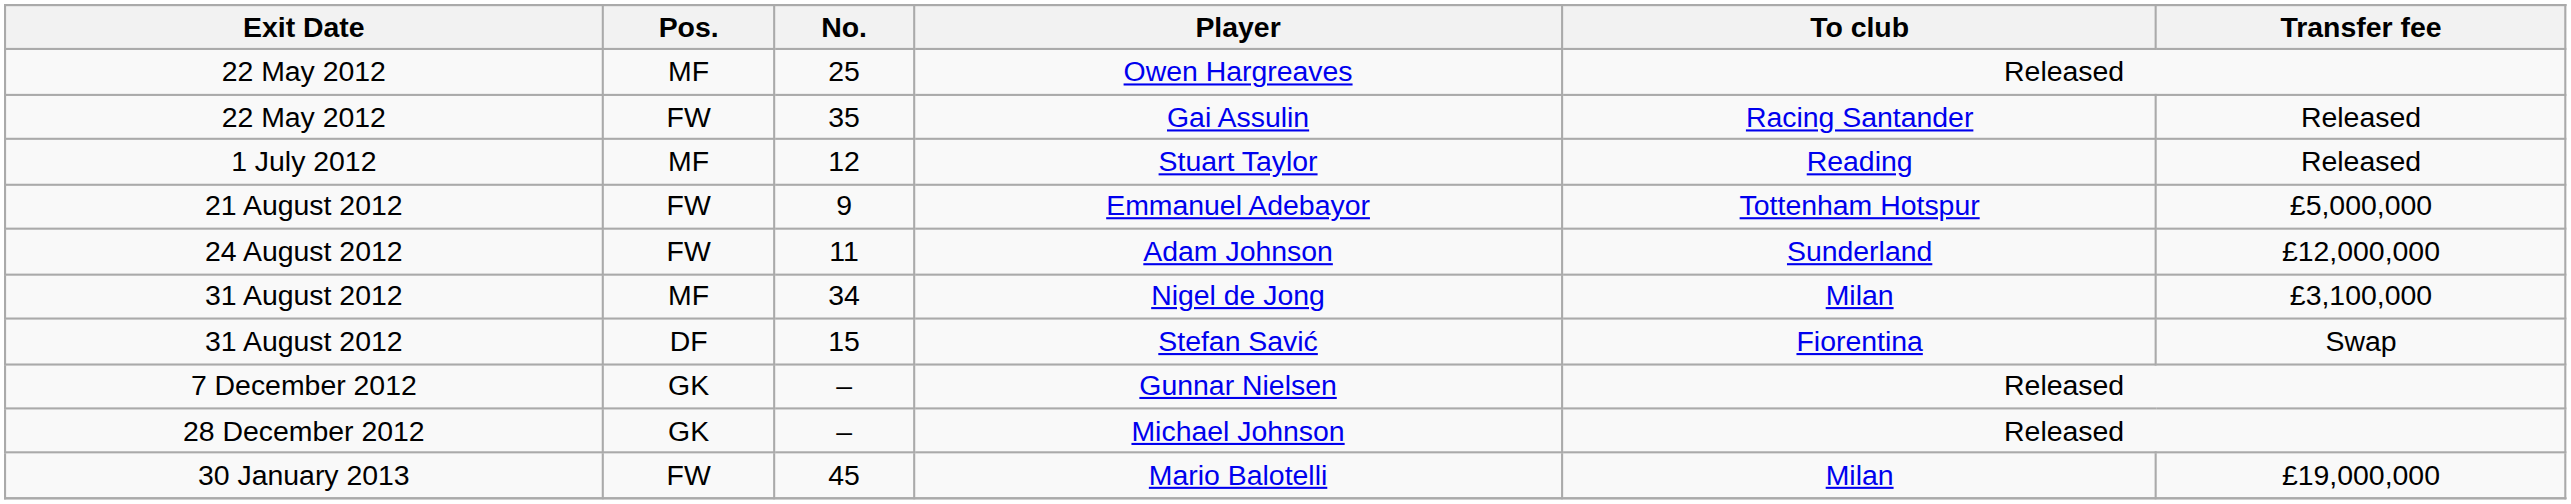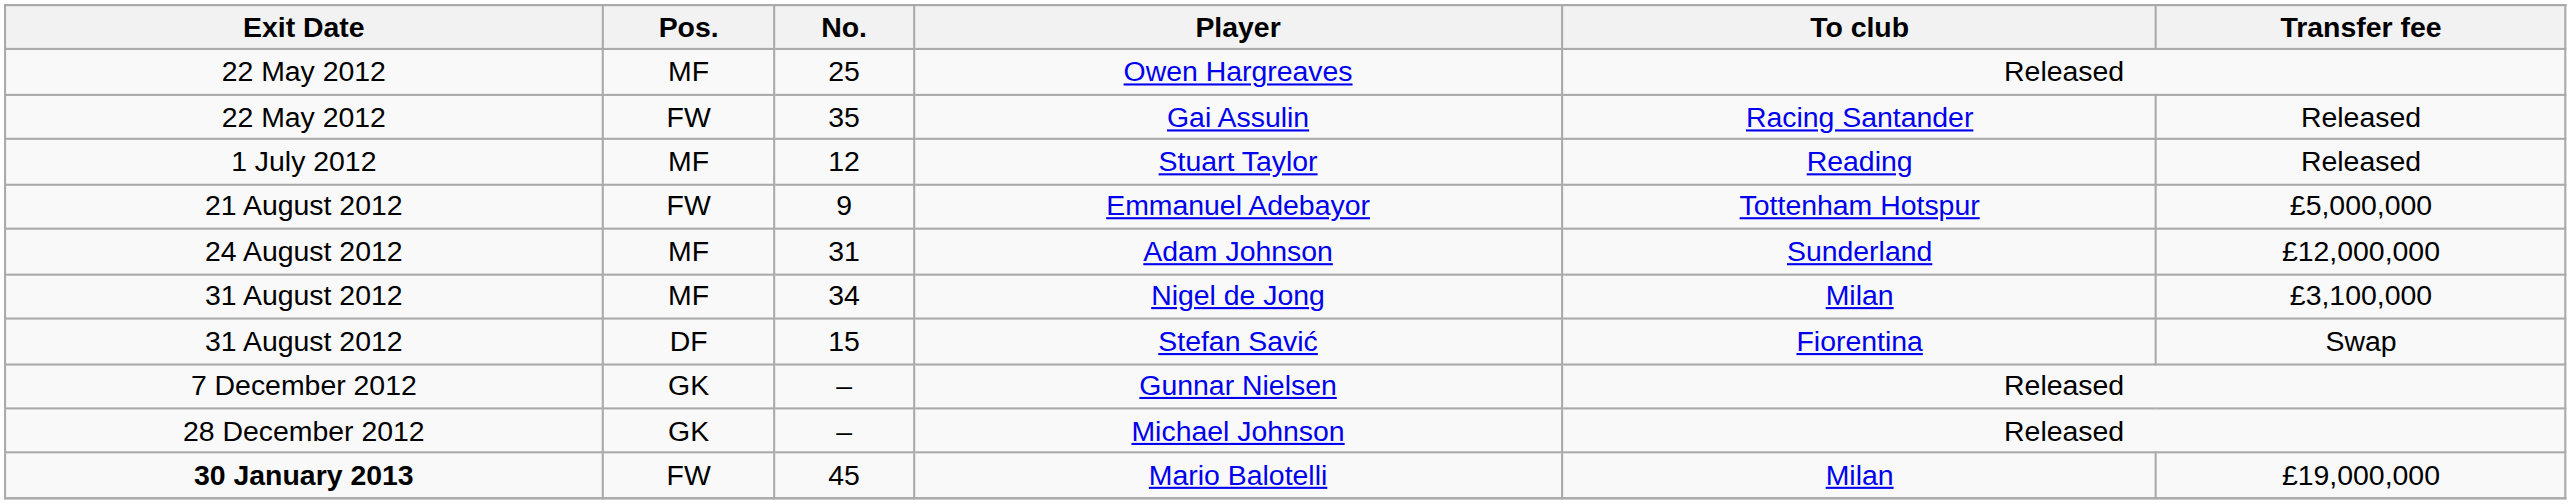(689, 251) FW -> (689, 251) MF
(844, 251) 11 -> (844, 251) 31
(304, 475) normal -> (304, 475) bold
